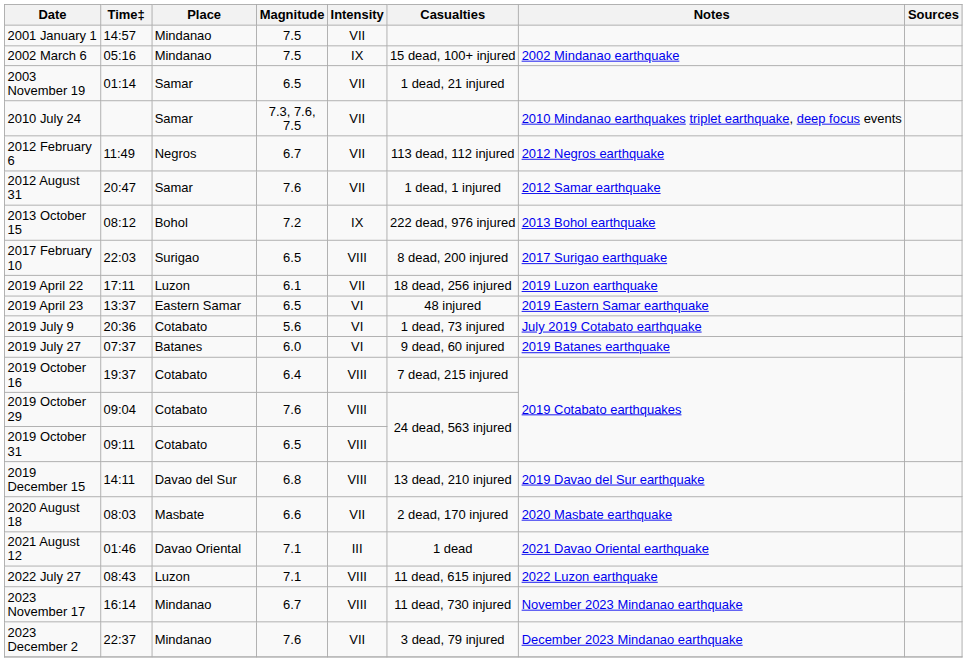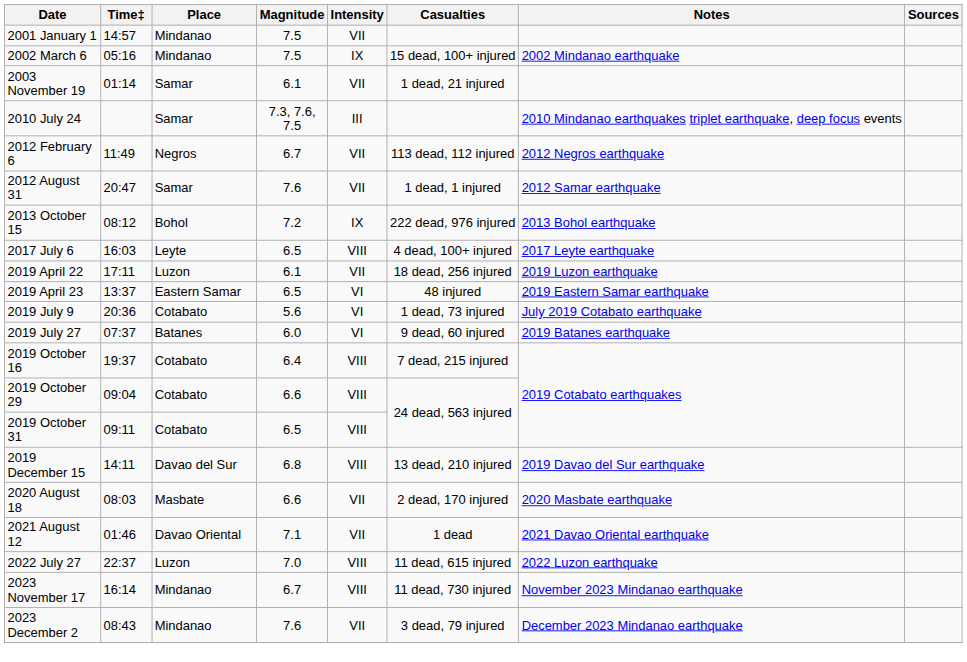(292, 84) 6.5 -> (292, 84) 6.1
(357, 119) VII -> (357, 119) III
- row: (50, 258)
+ row: (41, 251)
(292, 410) 7.6 -> (292, 395) 6.6
(357, 549) III -> (357, 535) VII
(120, 577) 08:43 -> (120, 563) 22:37
(292, 577) 7.1 -> (292, 563) 7.0
(120, 639) 22:37 -> (120, 625) 08:43
